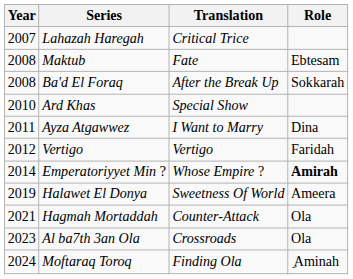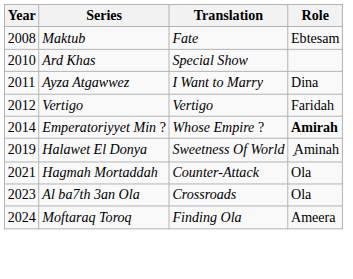- row: (93, 37)
- row: (83, 82)
(313, 194) Ameera -> (315, 150) ِ Aminah
(315, 262) ِ Aminah -> (313, 217) Ameera
